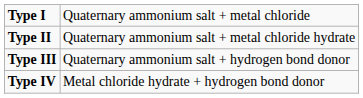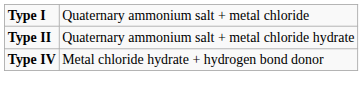- row: (32, 59)
